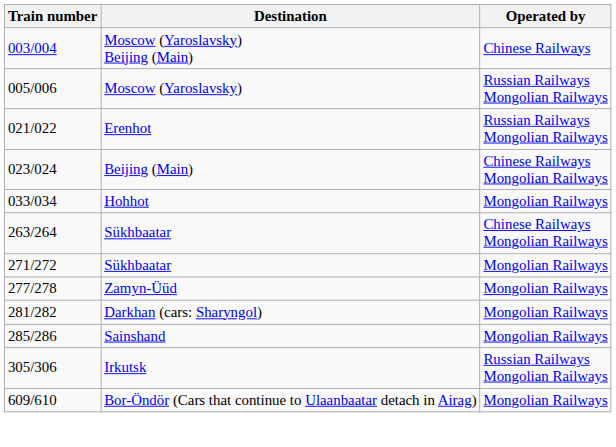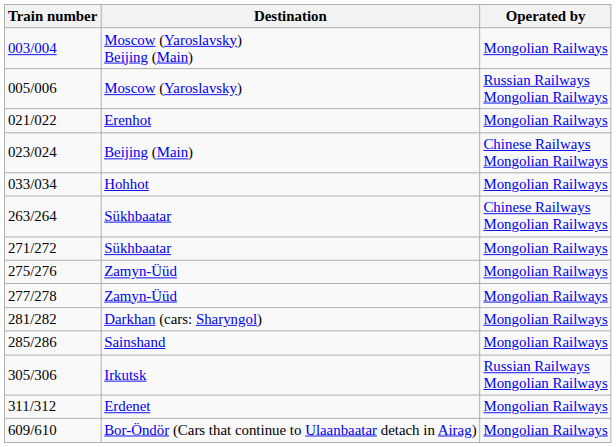(537, 48) Chinese Railways -> (546, 48) Mongolian Railways
(546, 128) Russian Railways Mongolian Railways -> (546, 120) Mongolian Railways
+ row: (32, 272)
+ row: (32, 406)
